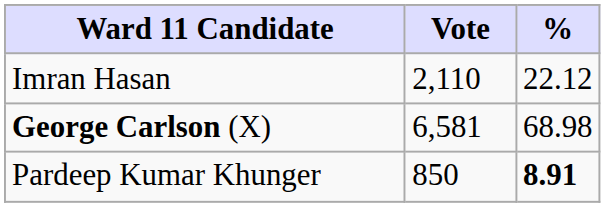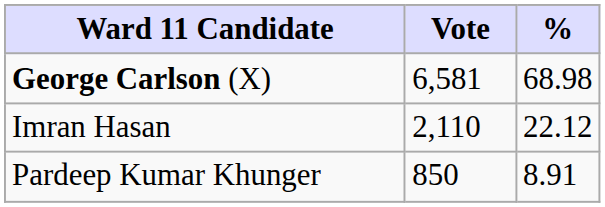rows swapped: (142, 126) <-> (91, 77)
(550, 175) bold -> (550, 175) normal
